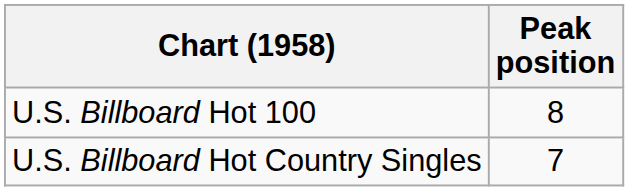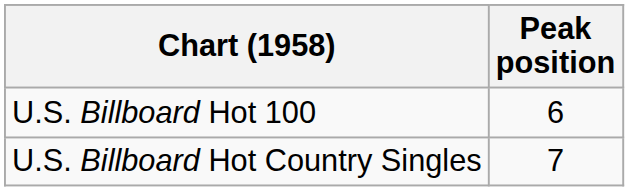(555, 112) 8 -> (555, 112) 6
